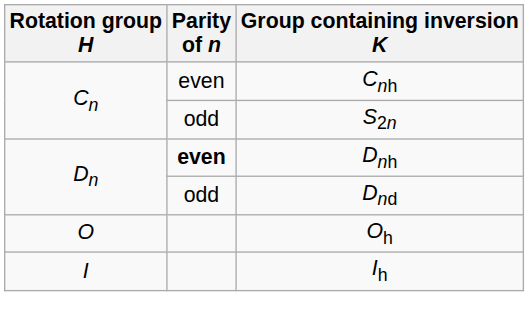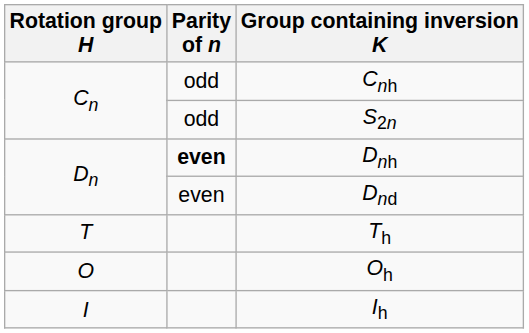(201, 81) even -> (201, 81) odd
(201, 195) odd -> (201, 195) even
+ row: (380, 233)
